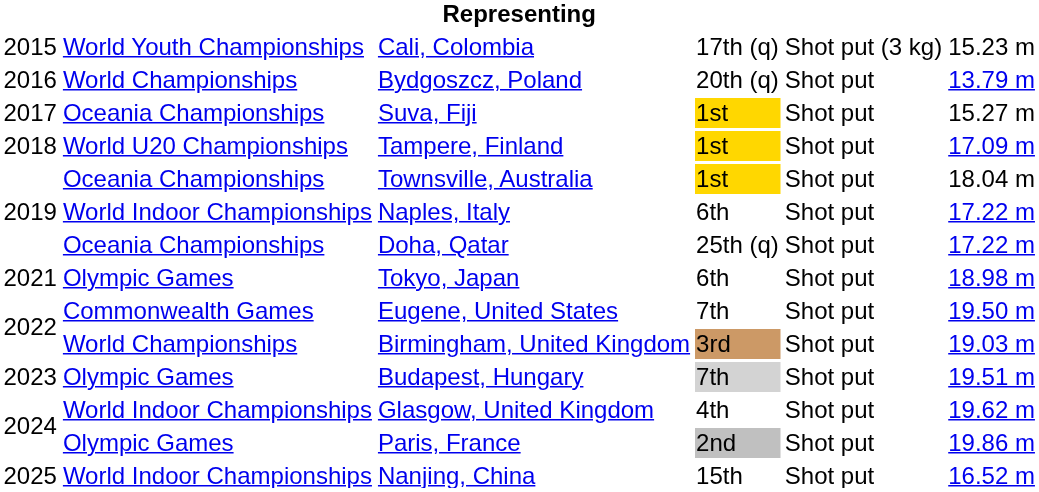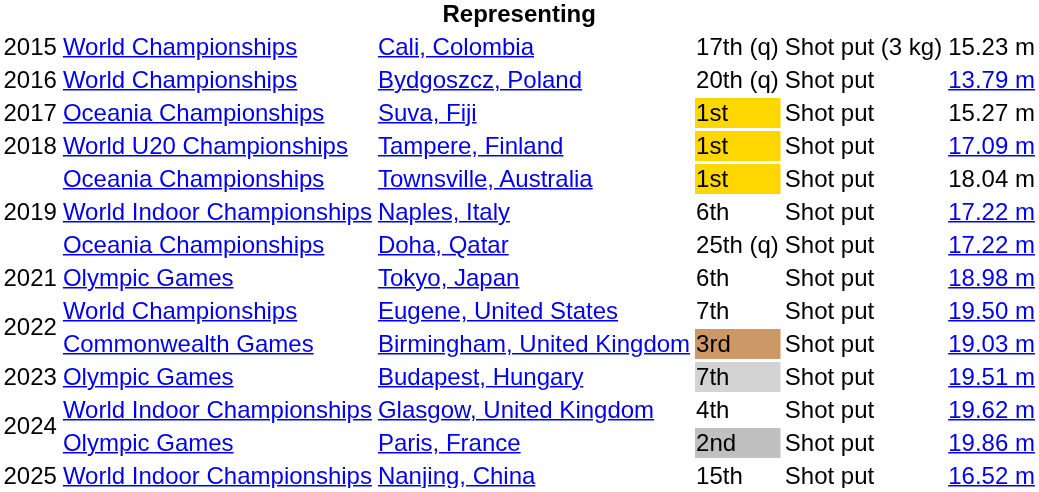(213, 46) World Youth Championships -> (180, 46) World Championships
(188, 310) Commonwealth Games -> (180, 310) World Championships
(180, 343) World Championships -> (188, 343) Commonwealth Games
